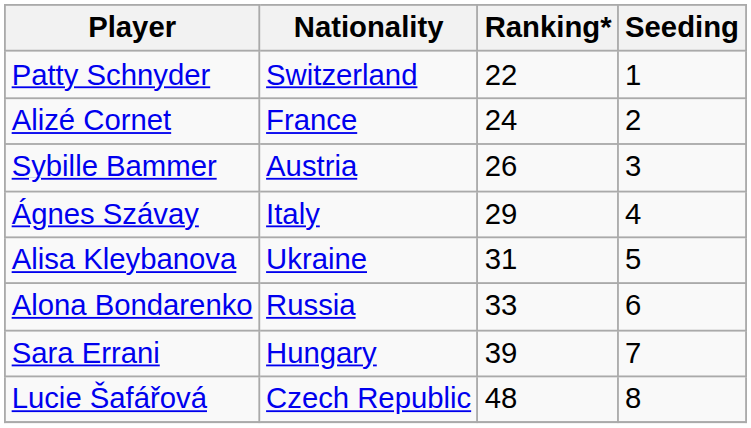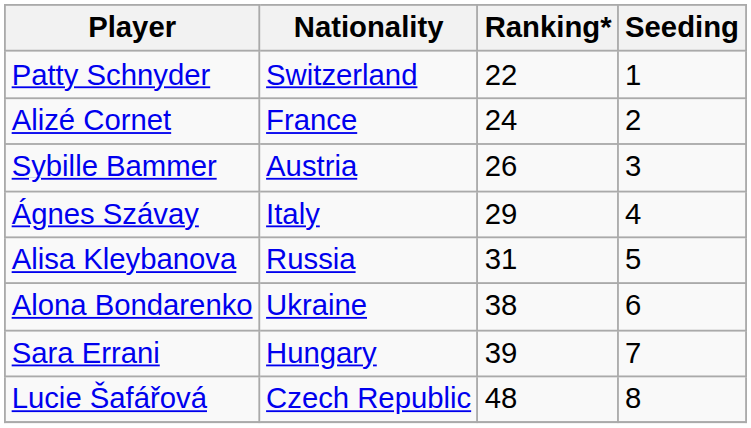(317, 259) Ukraine -> (311, 259) Russia
(311, 306) Russia -> (317, 306) Ukraine
(501, 306) 33 -> (501, 306) 38
